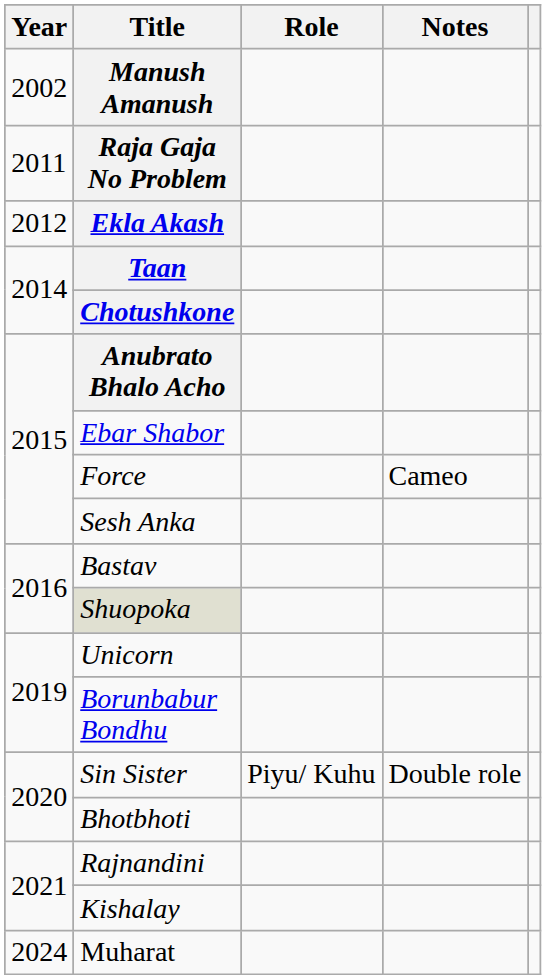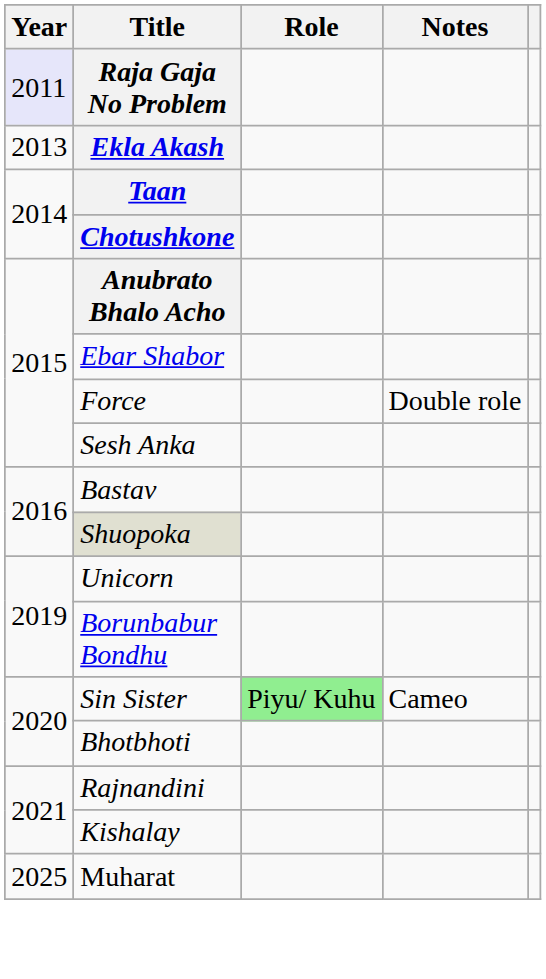- row: (157, 86)
(39, 162) no background -> (39, 86) lavender background
(39, 222) 2012 -> (39, 147) 2013
(428, 476) Cameo -> (455, 400) Double role
(311, 774) no background -> (311, 698) lightgreen background
(455, 774) Double role -> (428, 698) Cameo
(39, 952) 2024 -> (39, 876) 2025
